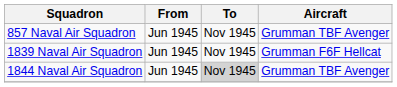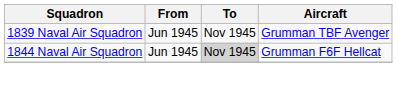- row: (71, 33)
(321, 52) Grumman F6F Hellcat -> (325, 33) Grumman TBF Avenger
(325, 71) Grumman TBF Avenger -> (321, 52) Grumman F6F Hellcat
